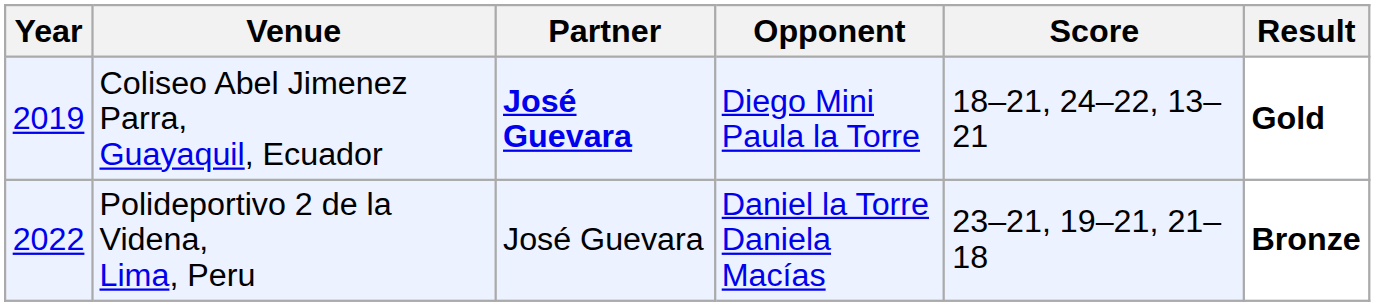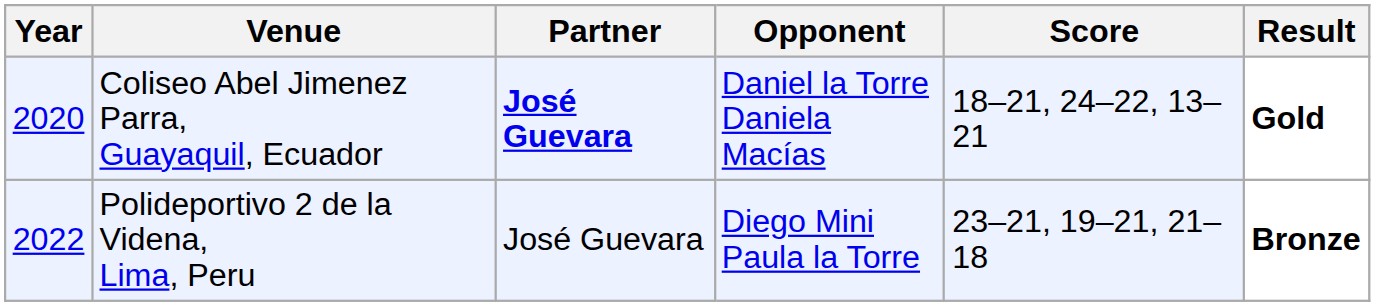(49, 118) 2019 -> (49, 118) 2020
(821, 118) Diego Mini Paula la Torre -> (825, 118) Daniel la Torre Daniela Macías
(825, 240) Daniel la Torre Daniela Macías -> (821, 240) Diego Mini Paula la Torre
